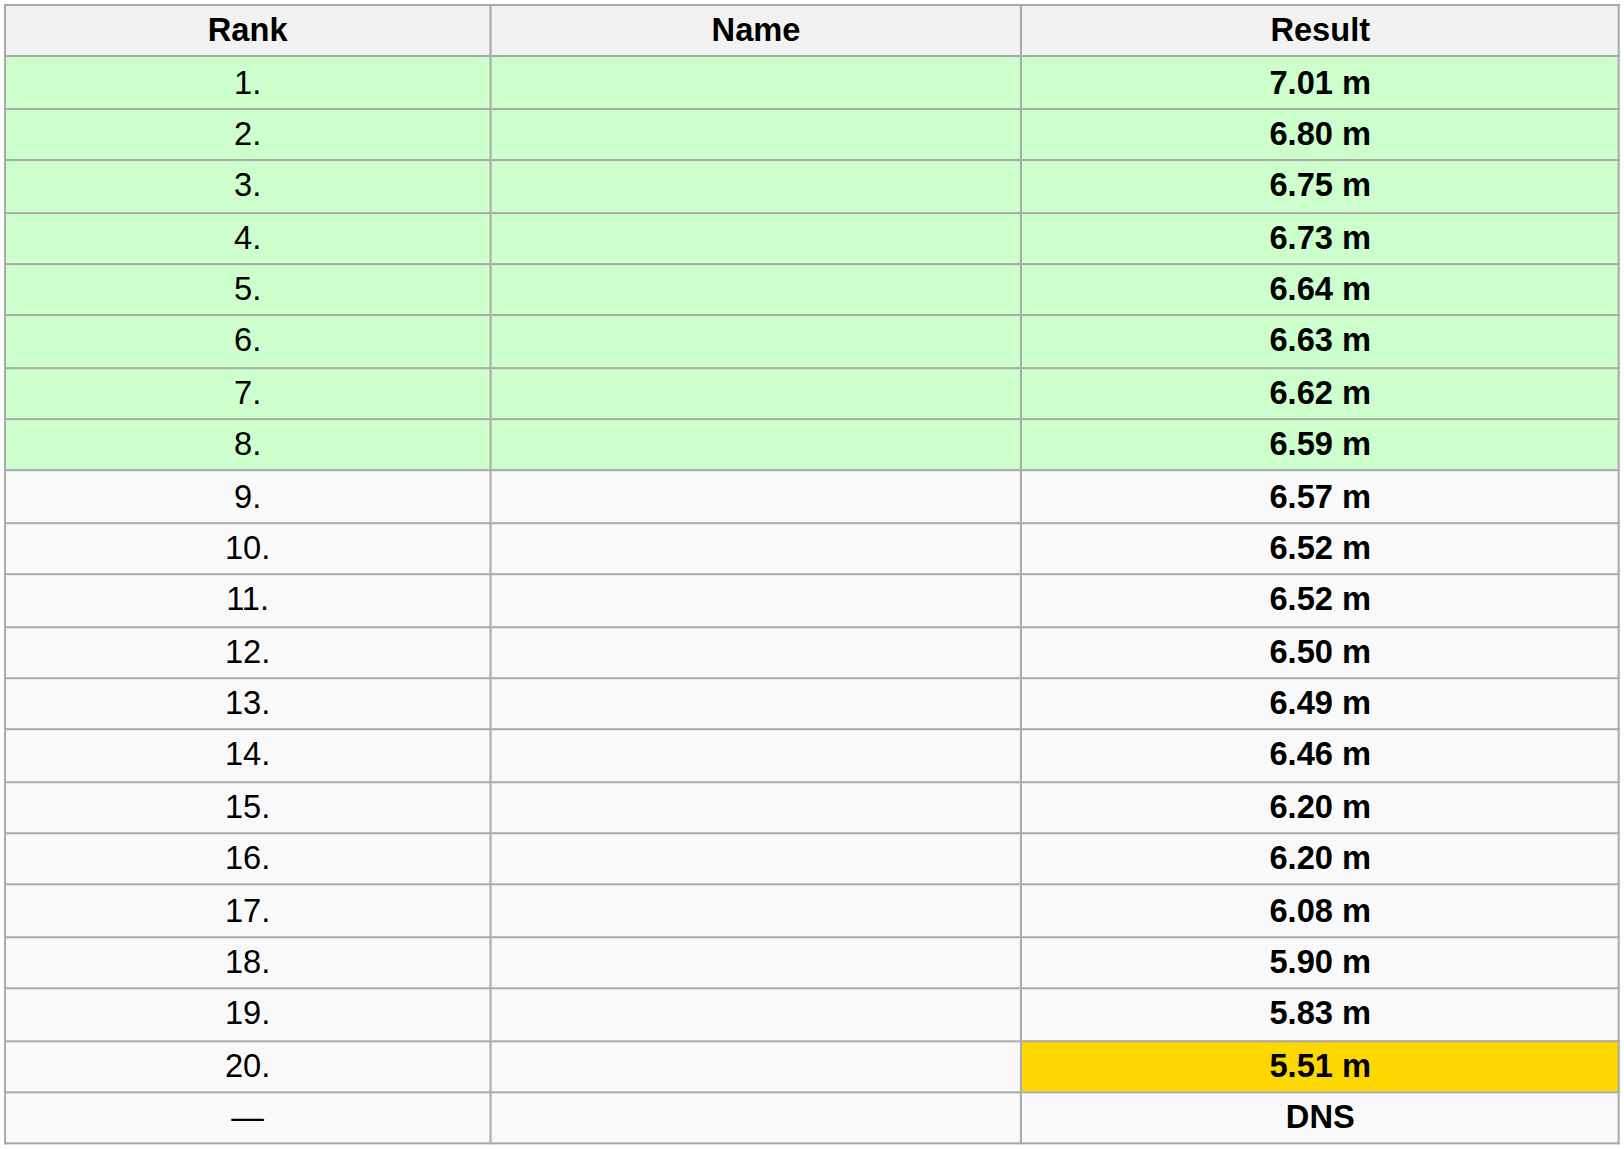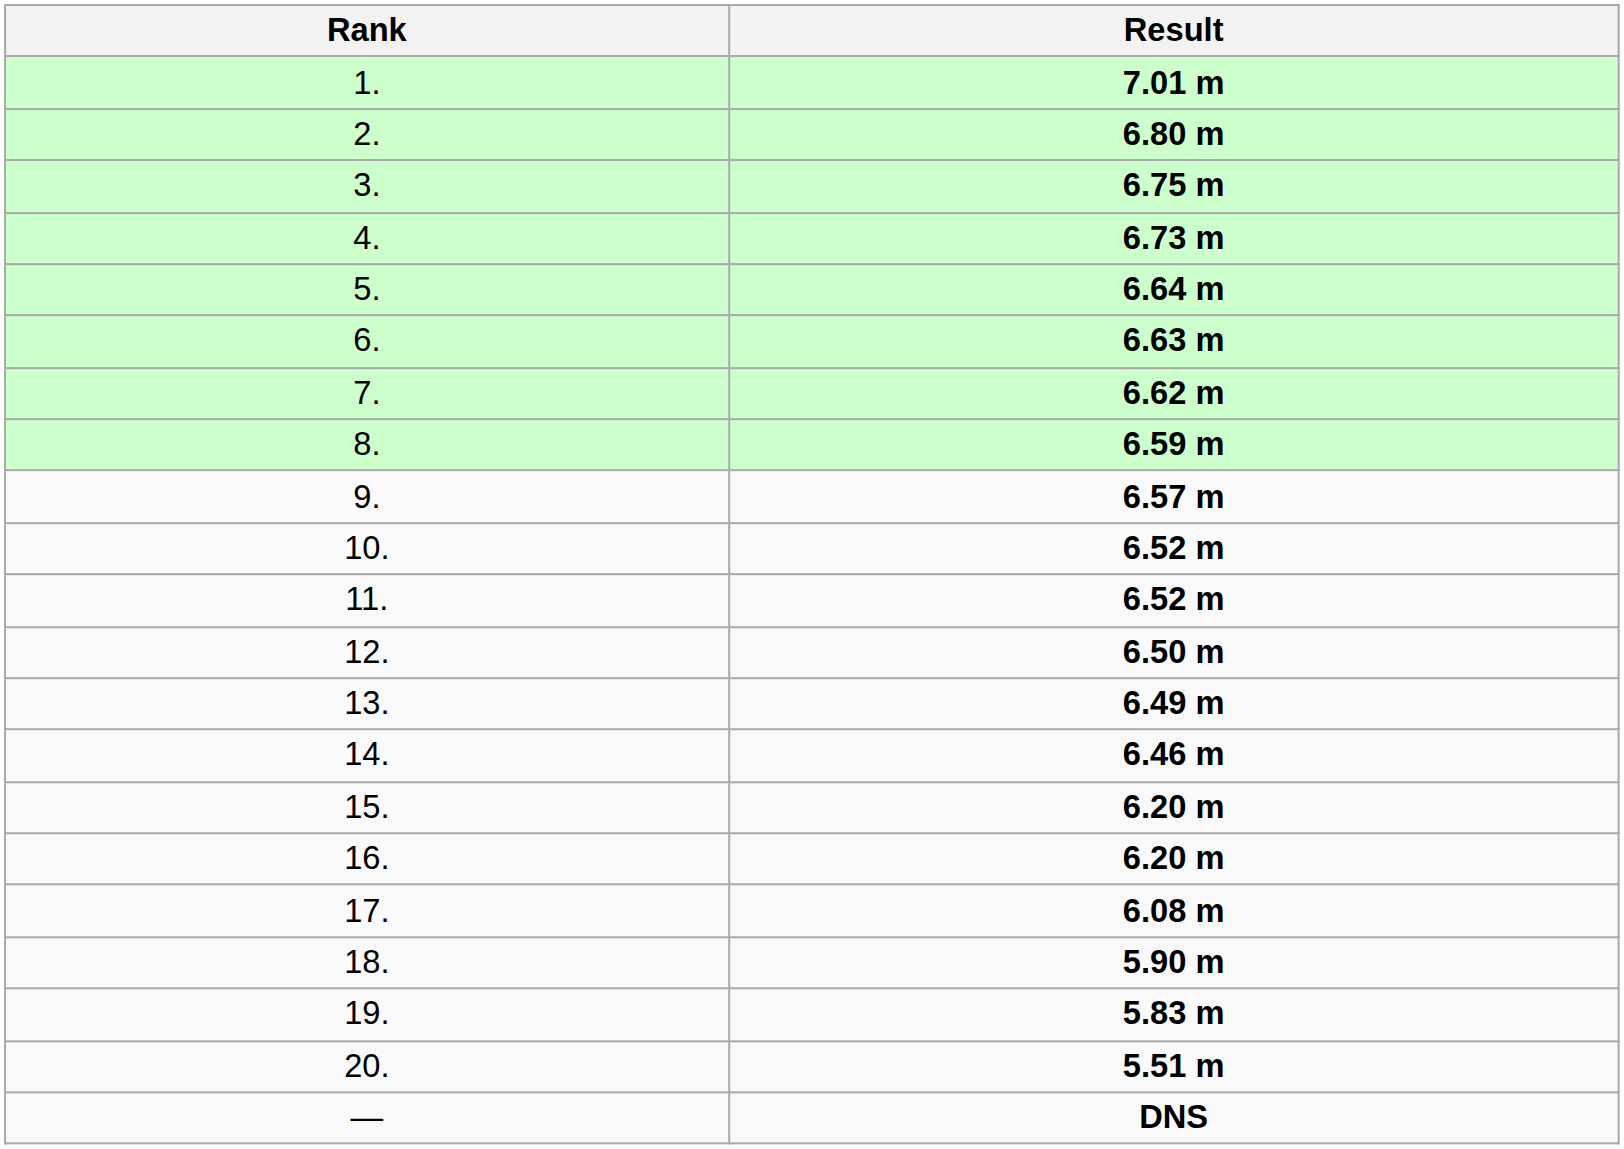- column: (756, 30)
(1320, 1065) gold background -> (1174, 1065) no background
